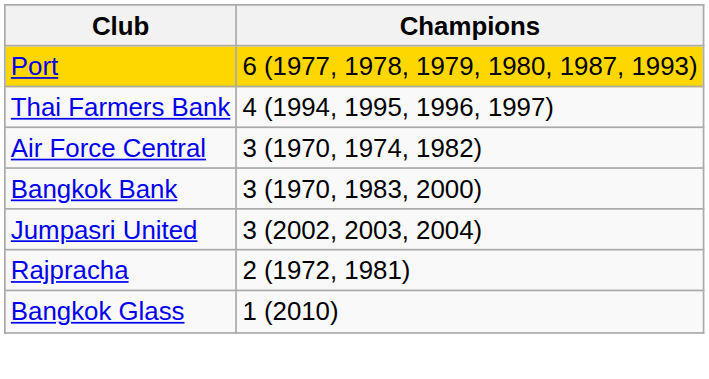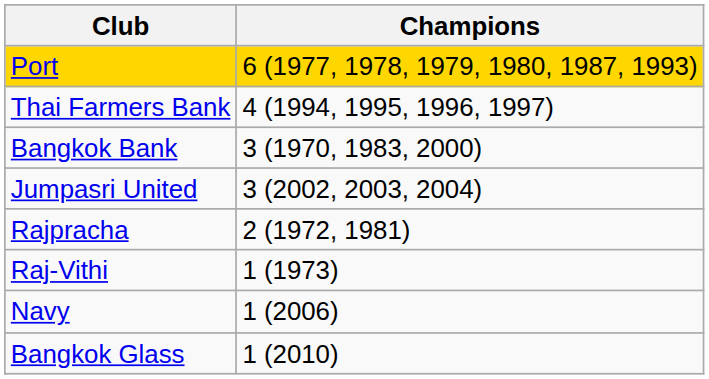- row: (108, 148)
+ row: (59, 271)
+ row: (40, 312)
